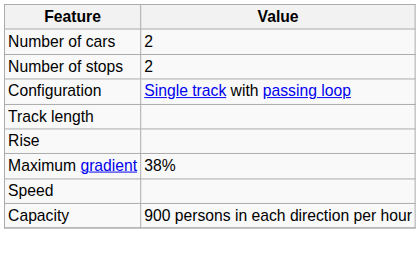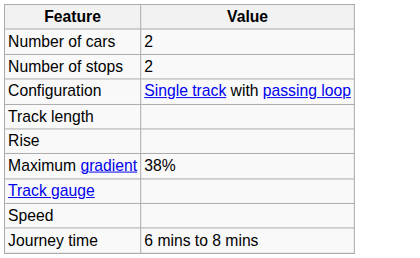+ row: (51, 191)
+ row: (53, 240)
- row: (39, 215)
